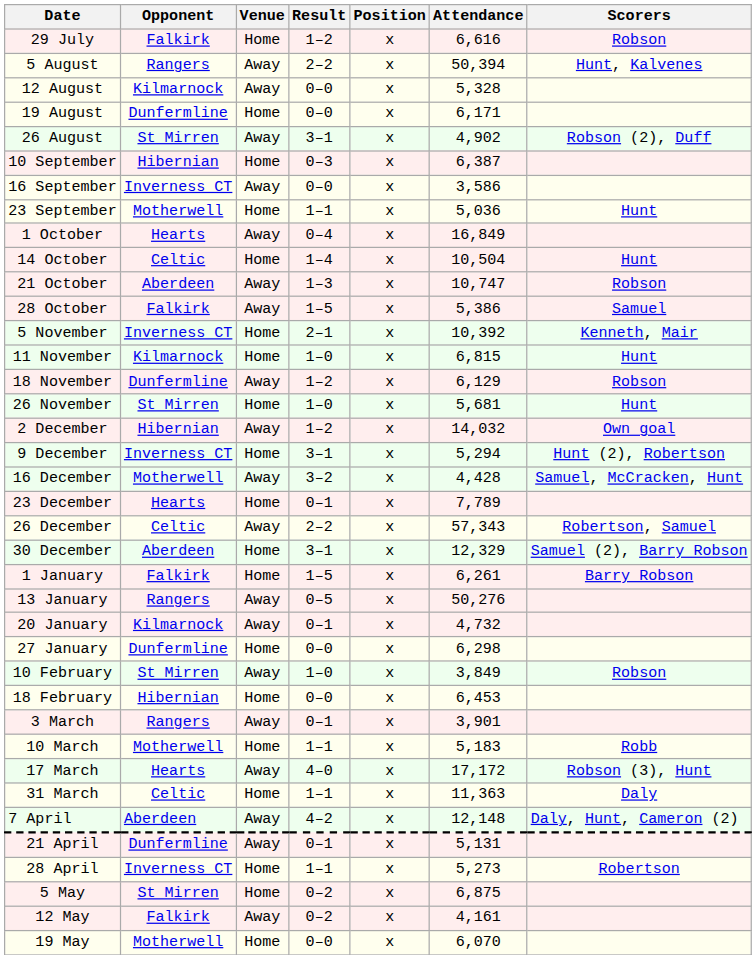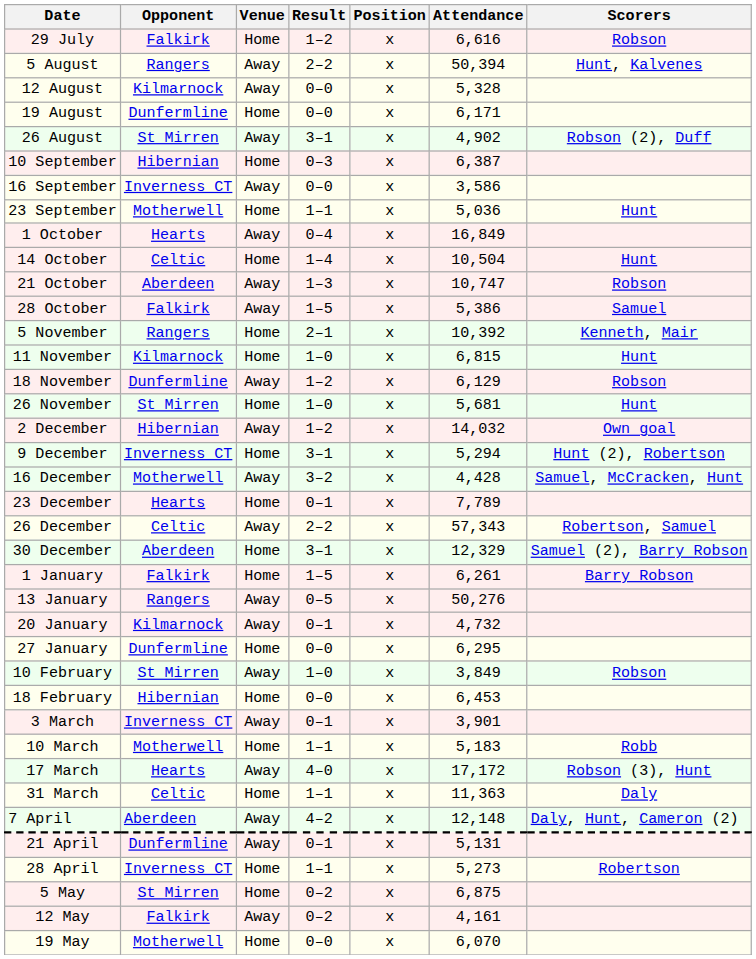(178, 333) Inverness CT -> (178, 333) Rangers
(478, 650) 6,298 -> (478, 650) 6,295
(178, 723) Rangers -> (178, 723) Inverness CT
